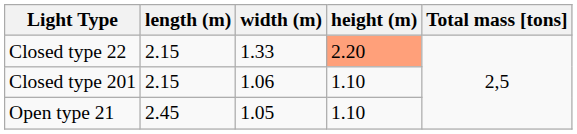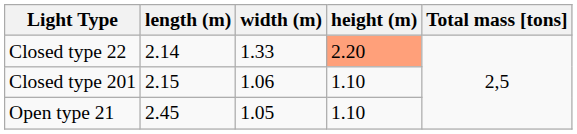(162, 50) 2.15 -> (162, 50) 2.14
